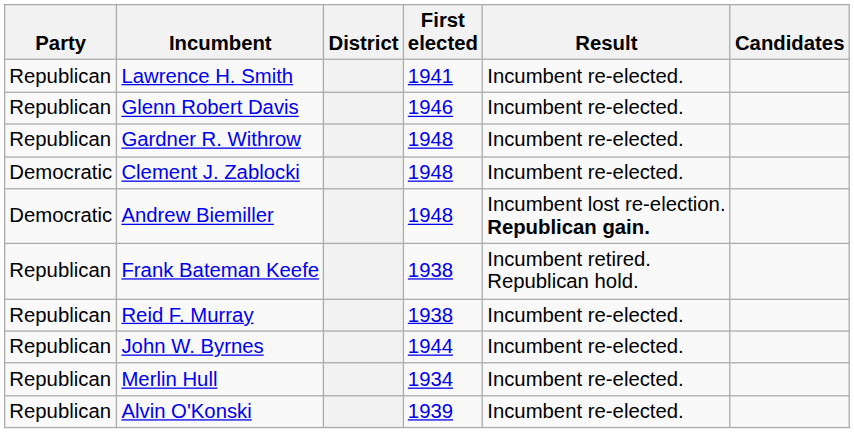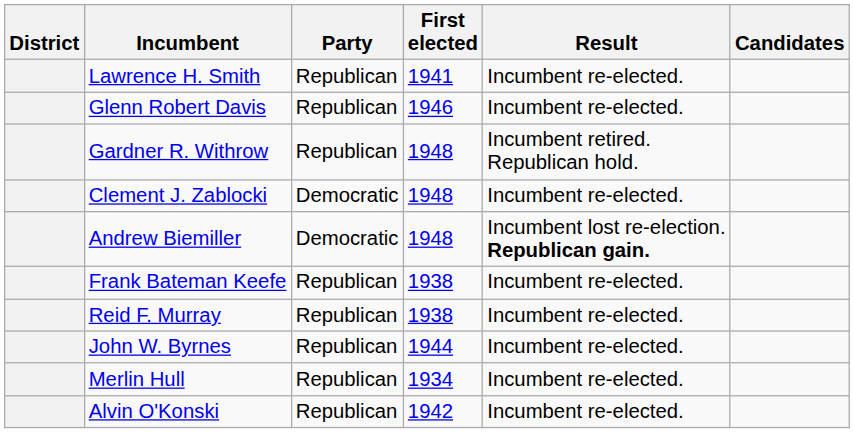columns swapped: (363, 43) <-> (61, 43)
(586, 140) Incumbent re-elected. -> (569, 151) Incumbent retired. Republican hold.
(569, 271) Incumbent retired. Republican hold. -> (586, 282) Incumbent re-elected.
(430, 411) 1939 -> (430, 411) 1942
